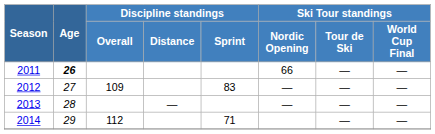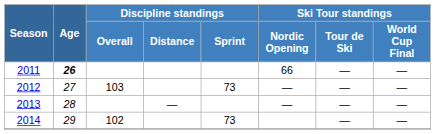(115, 87) 109 -> (115, 87) 103
(230, 87) 83 -> (230, 87) 73
(115, 121) 112 -> (115, 121) 102
(230, 121) 71 -> (230, 121) 73
